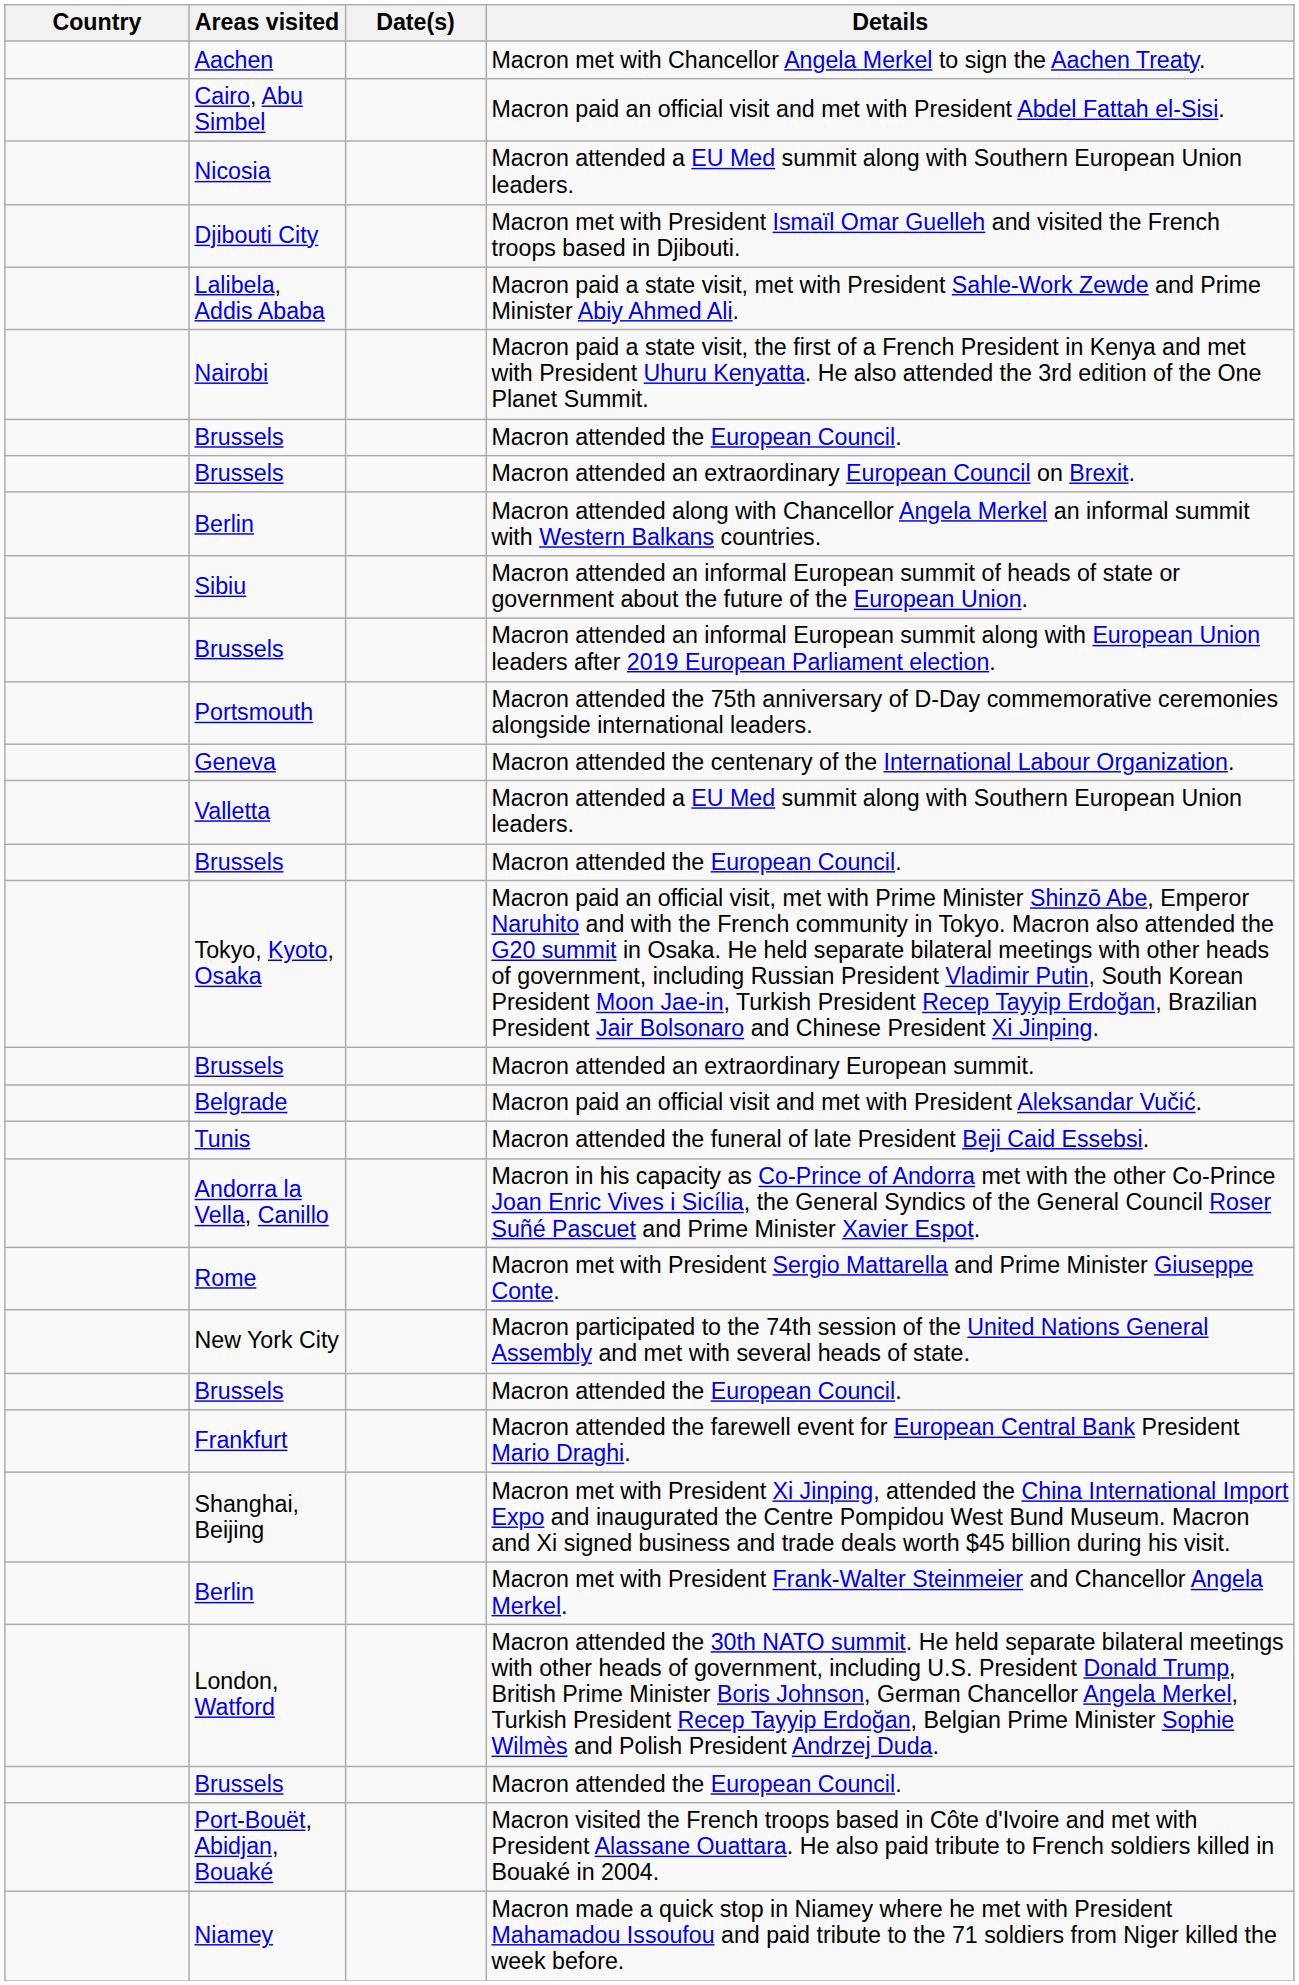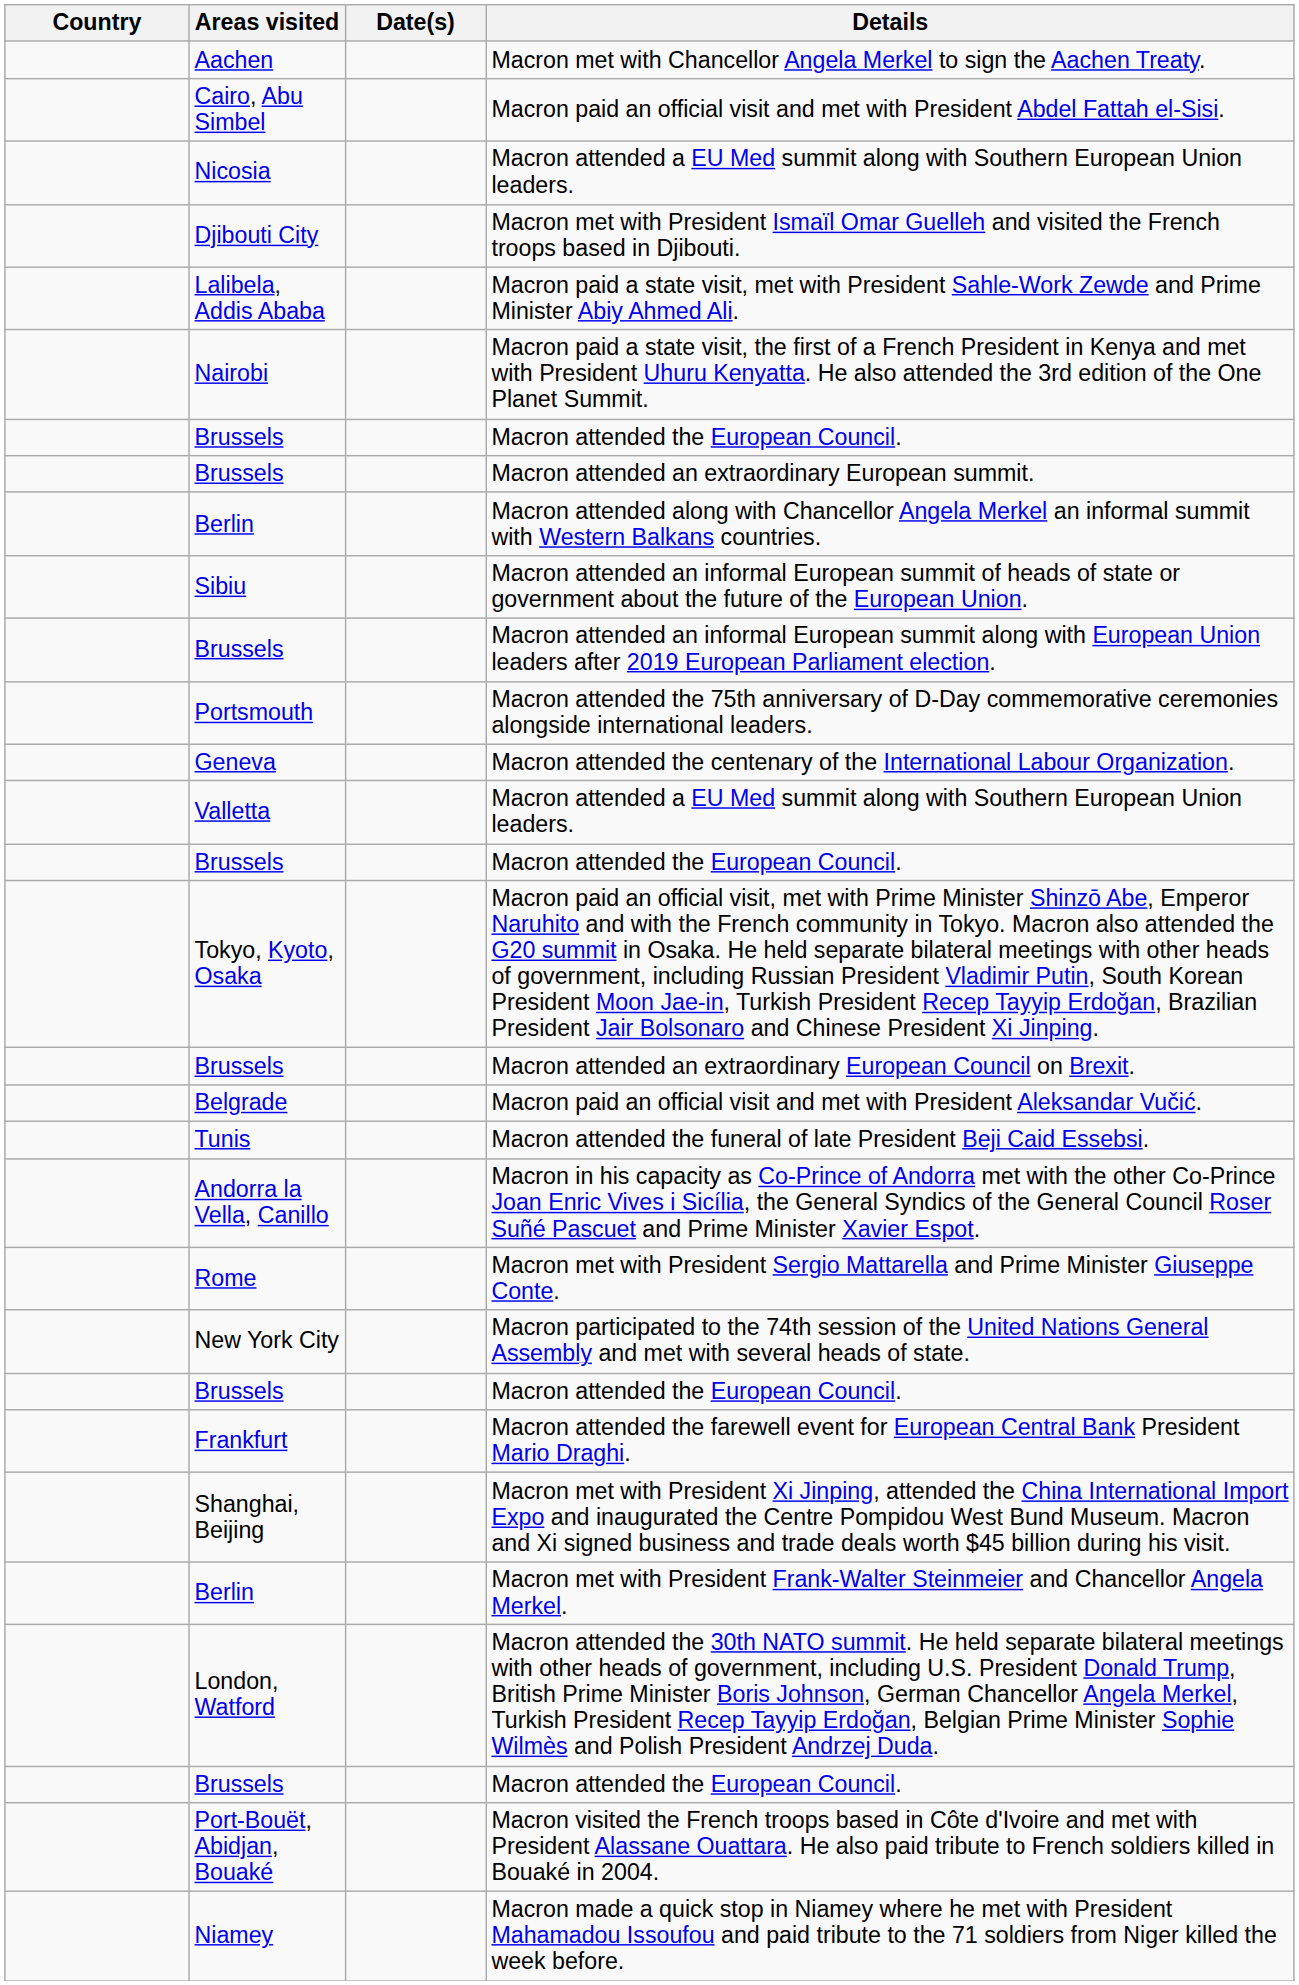rows swapped: (239, 473) <-> (239, 1065)
